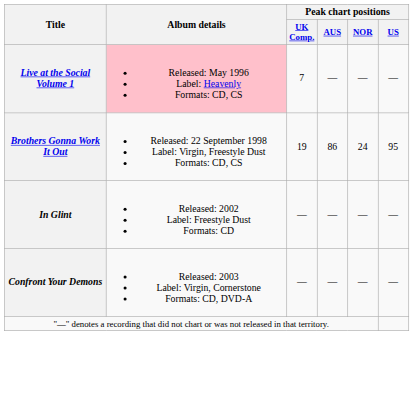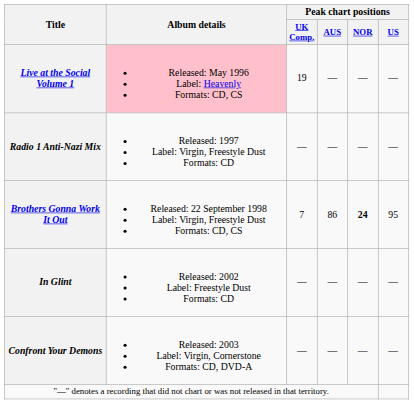(302, 78) 7 -> (302, 78) 19
+ row: (55, 146)
(302, 146) 19 -> (302, 214) 7
(363, 146) normal -> (363, 214) bold
